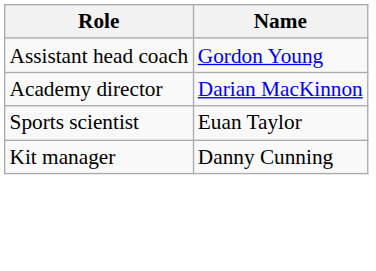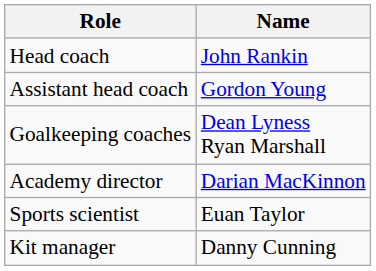+ row: (59, 55)
+ row: (100, 134)
